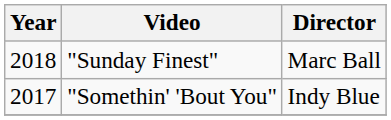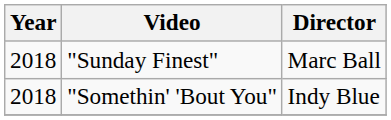(33, 96) 2017 -> (33, 96) 2018
